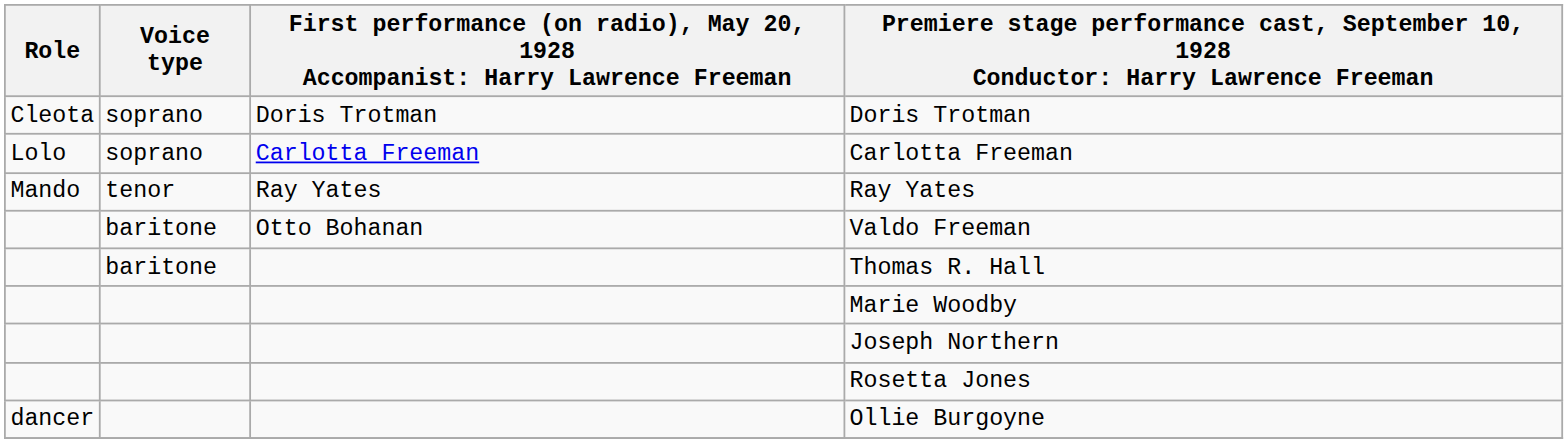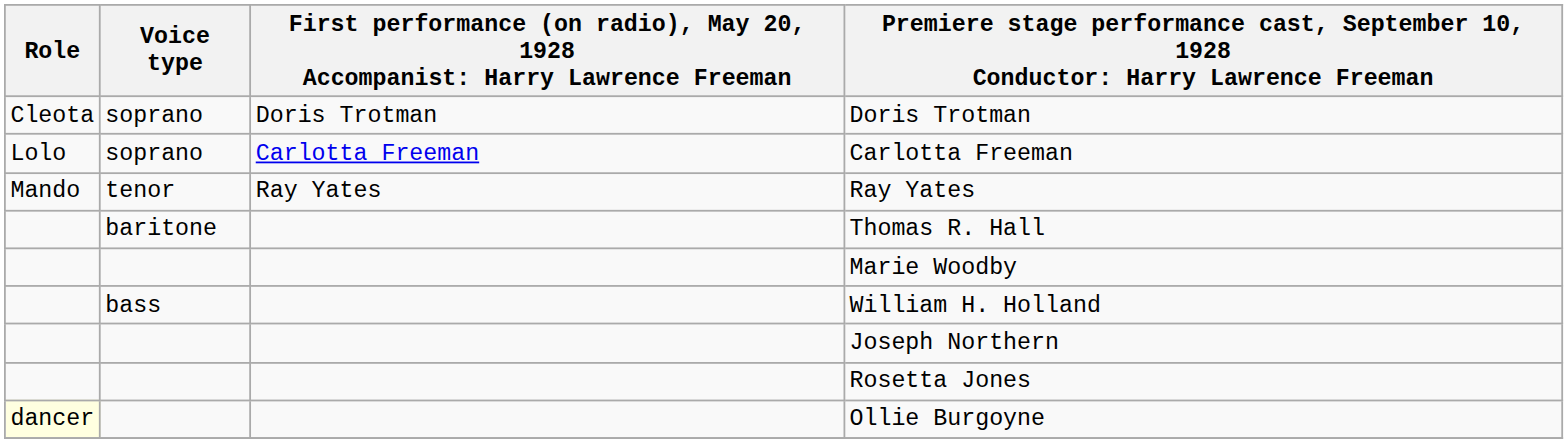- row: (940, 229)
+ row: (975, 305)
(52, 419) no background -> (52, 419) lightyellow background
